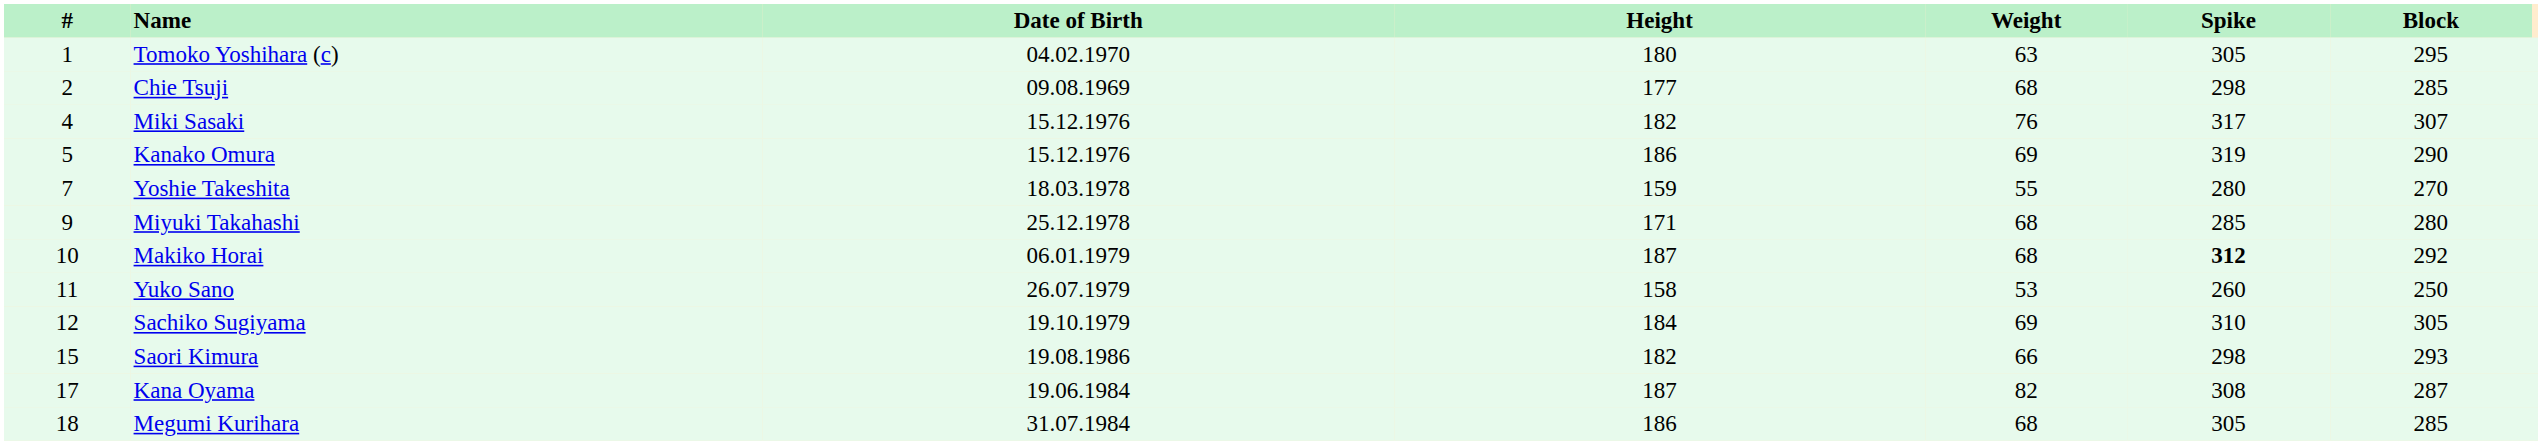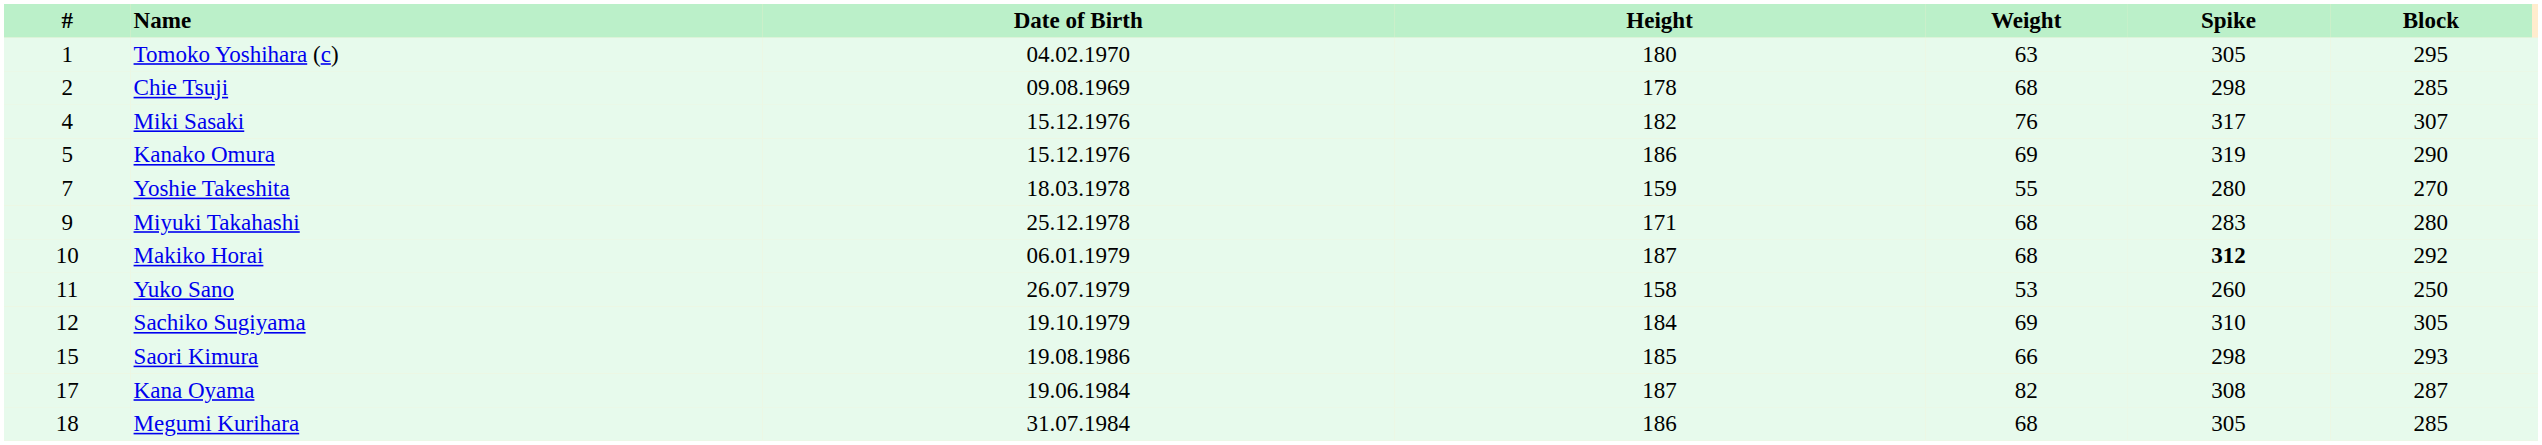(1660, 87) 177 -> (1660, 87) 178
(2228, 222) 285 -> (2228, 222) 283
(1660, 356) 182 -> (1660, 356) 185
